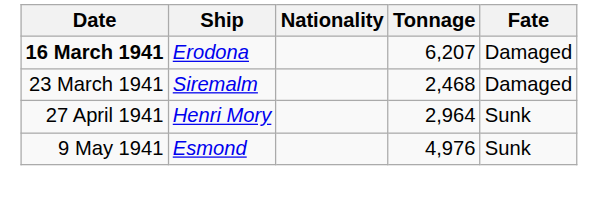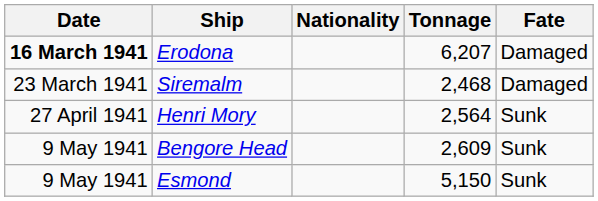(450, 116) 2,964 -> (466, 116) 2,564
+ row: (222, 148)
(450, 148) 4,976 -> (466, 180) 5,150
